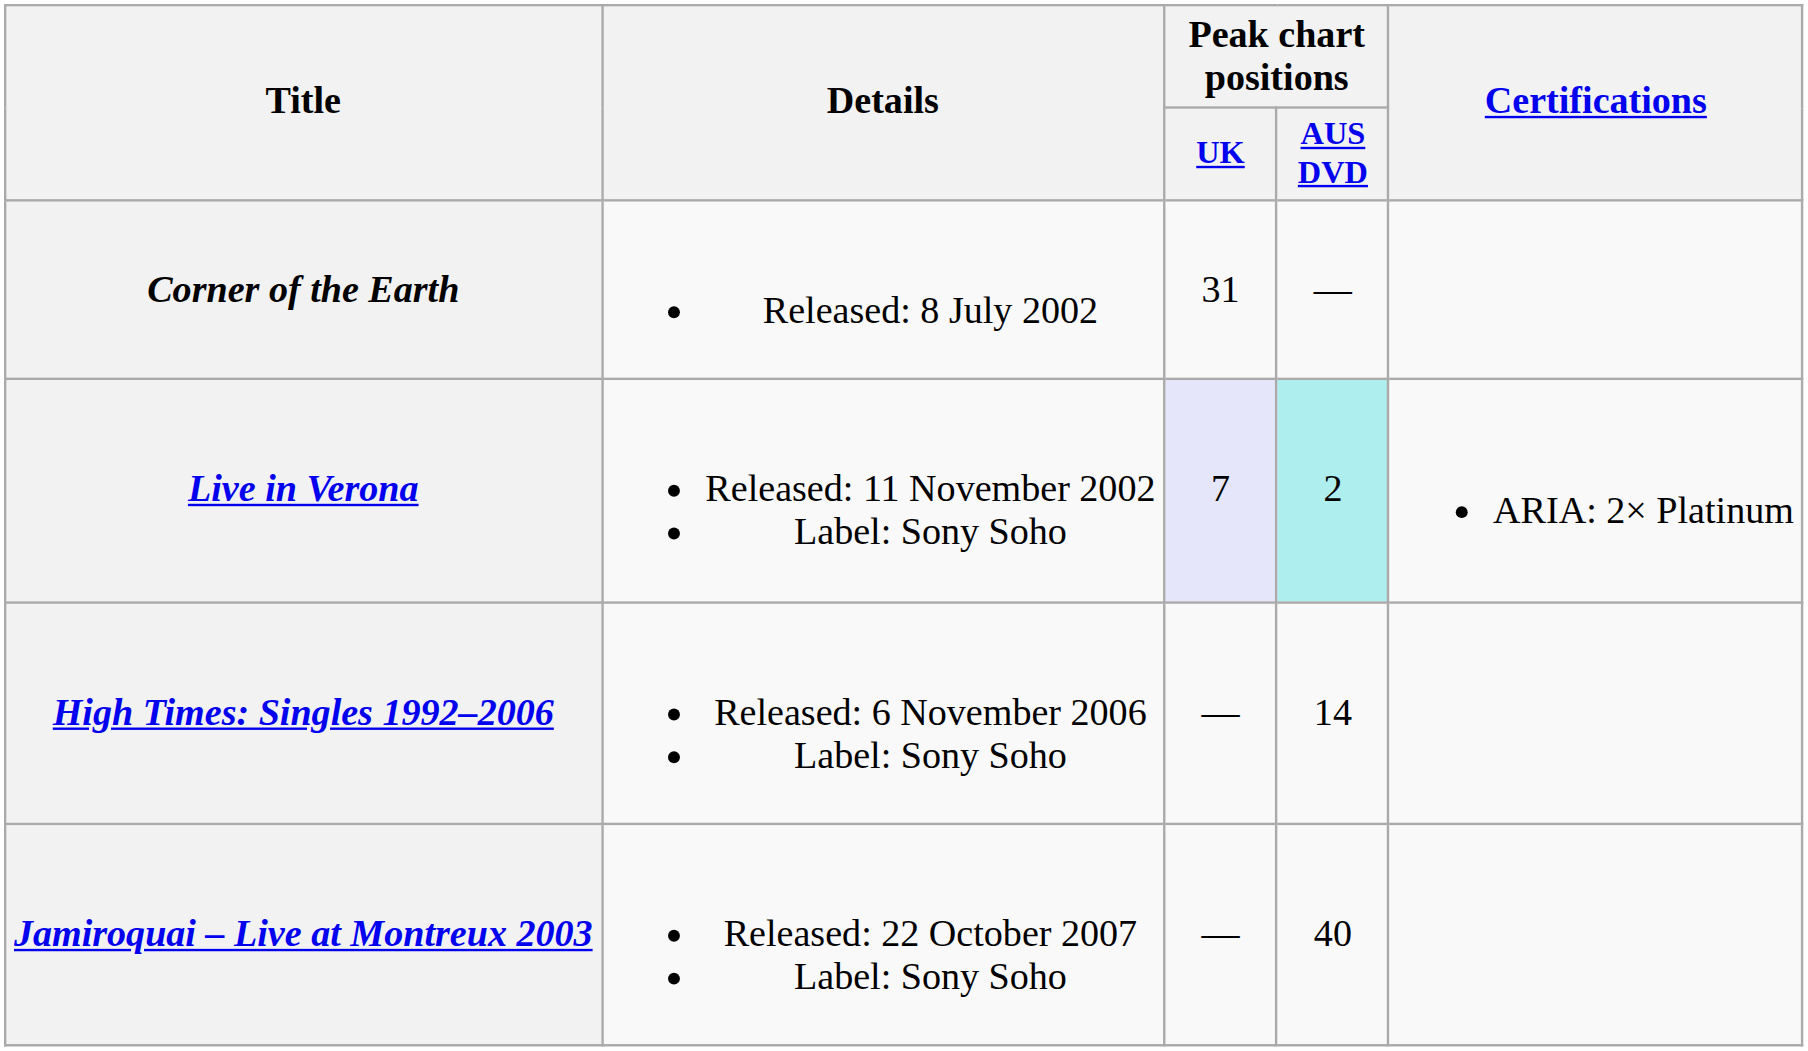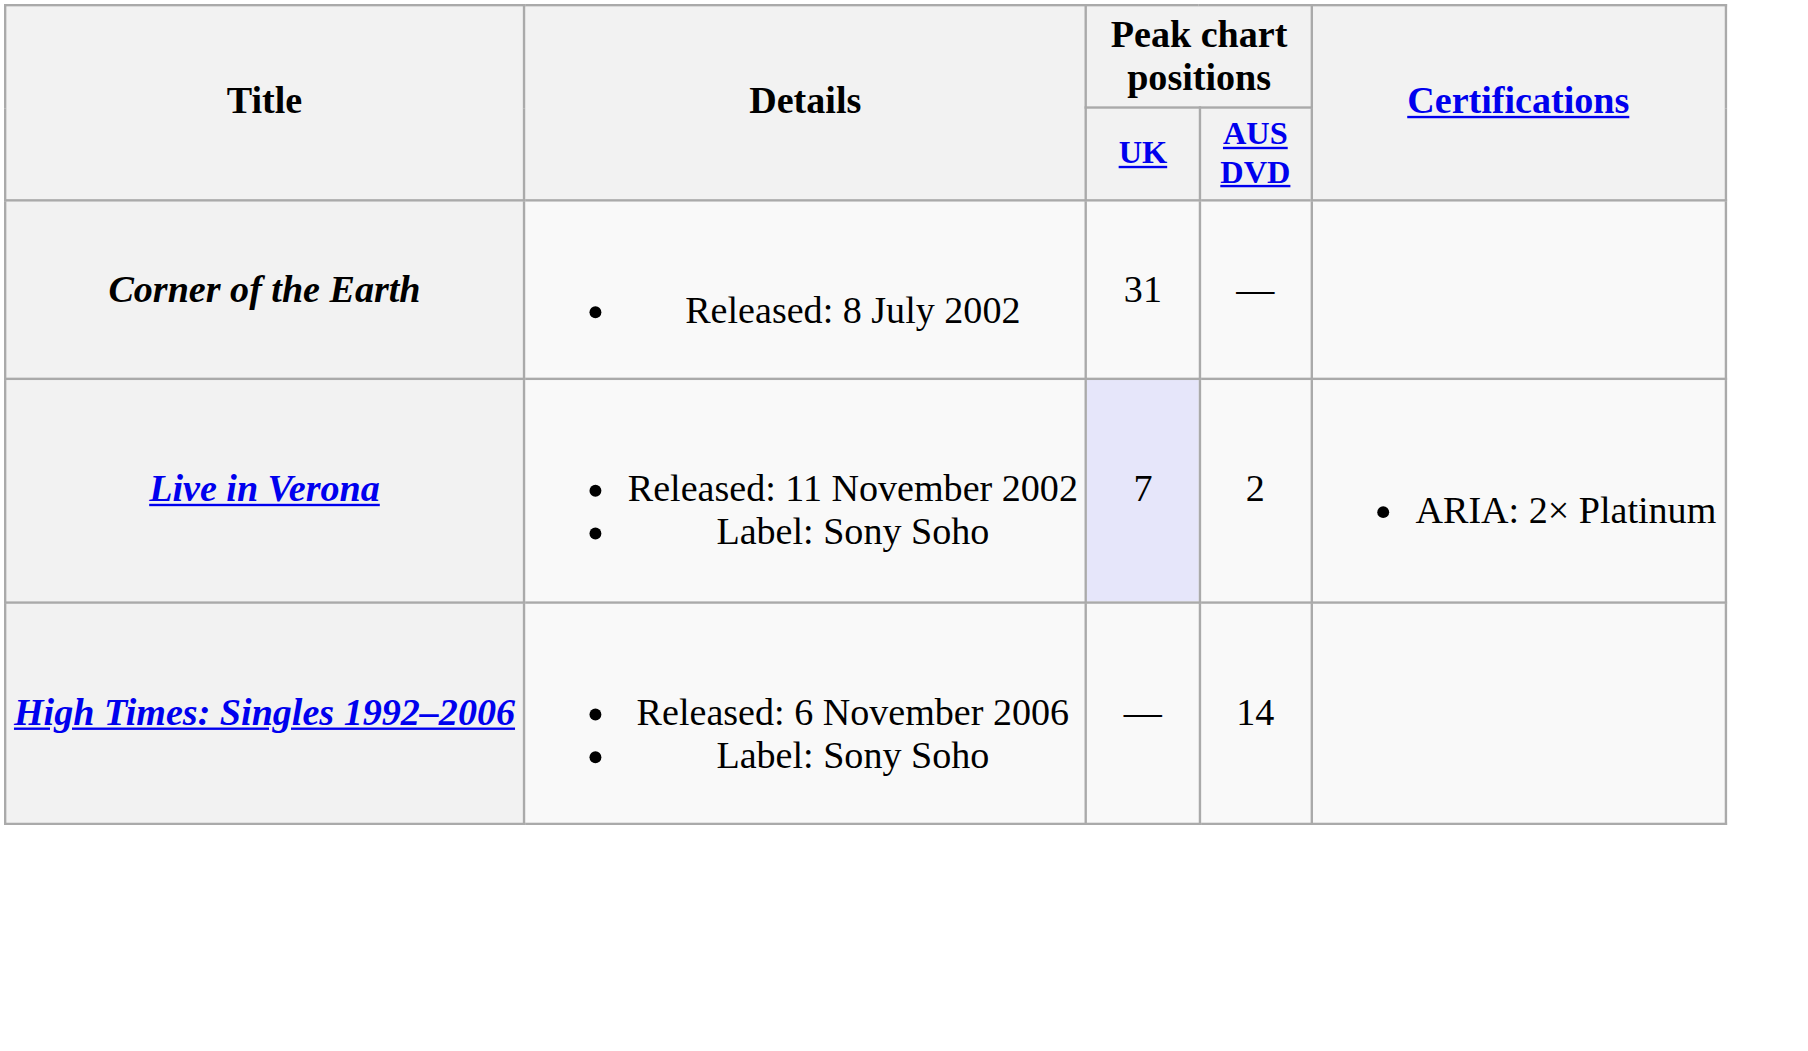(1333, 489) paleturquoise background -> (1255, 489) no background
- row: (303, 934)
